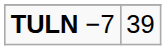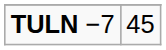(140, 24) 39 -> (140, 24) 45
